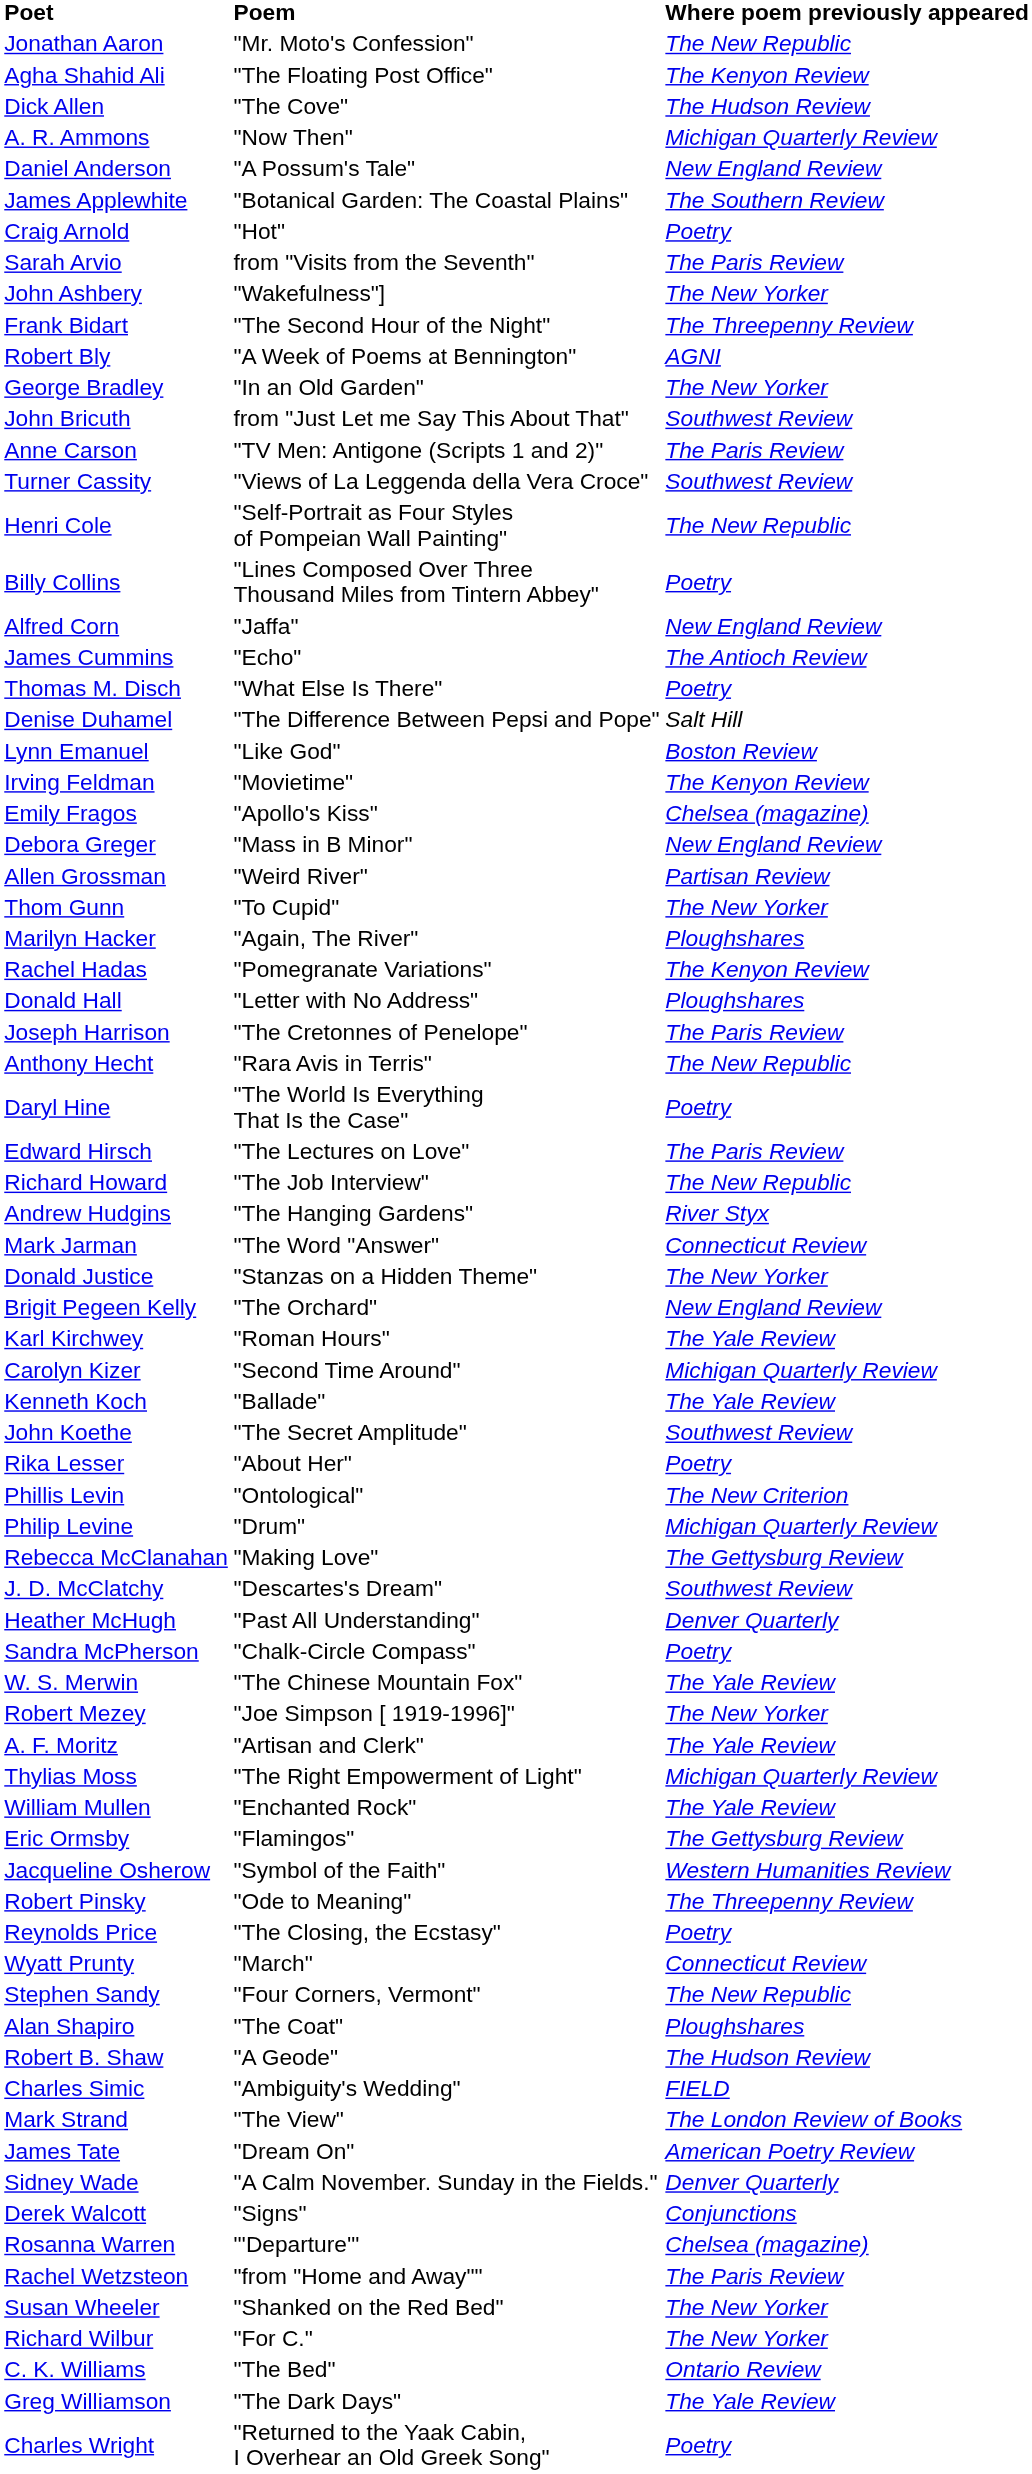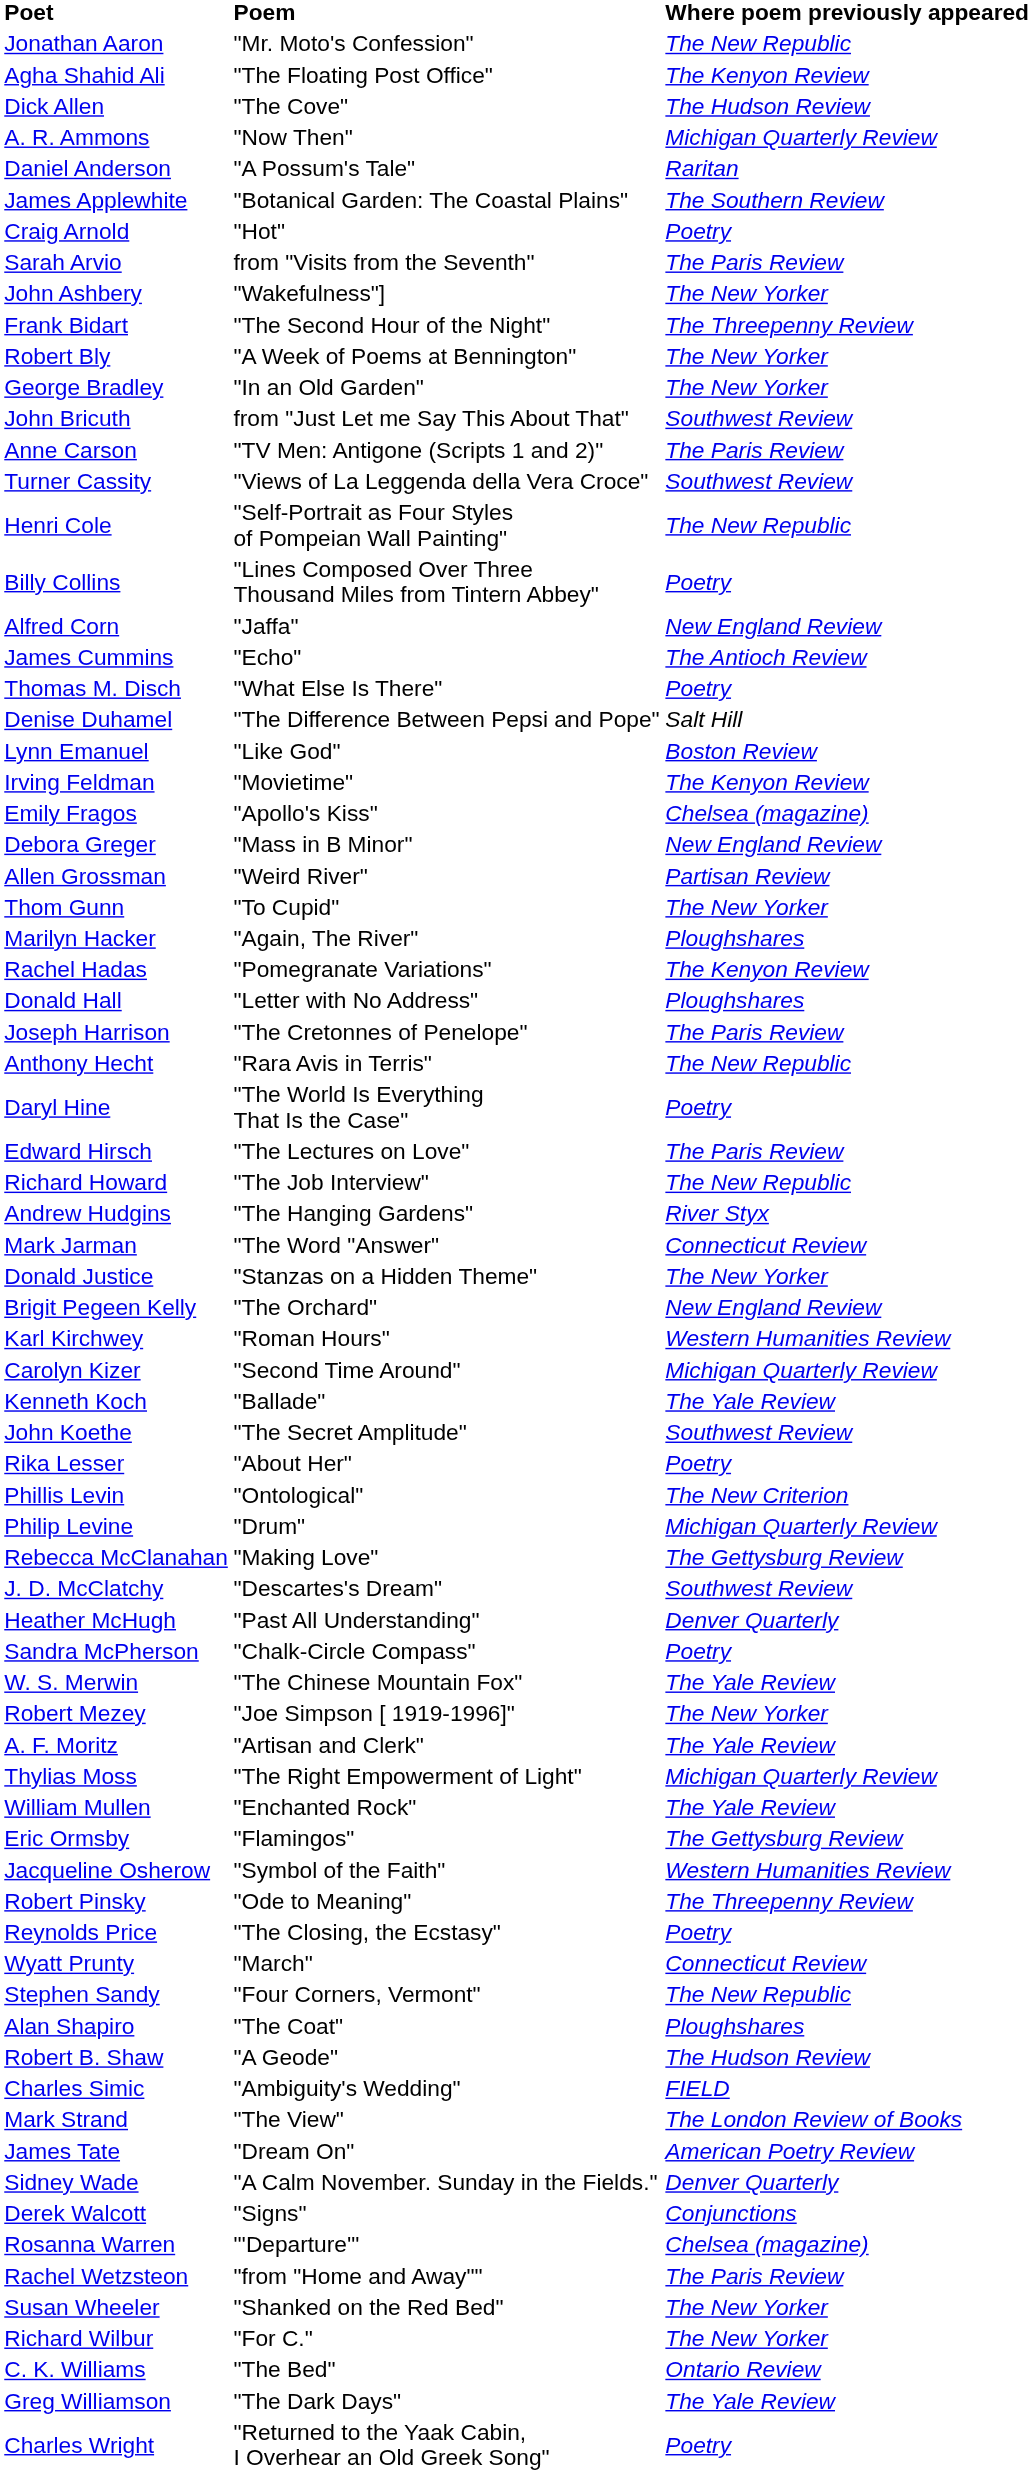(773, 169) New England Review -> (702, 169) Raritan
(693, 356) AGNI -> (747, 356) The New Yorker
(750, 1339) The Yale Review -> (808, 1339) Western Humanities Review
